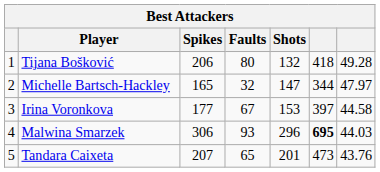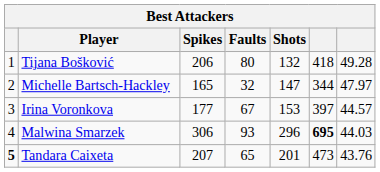(356, 109) 44.58 -> (356, 109) 44.57
(11, 156) normal -> (11, 156) bold
